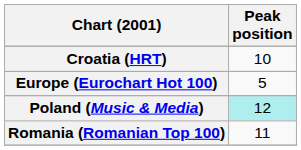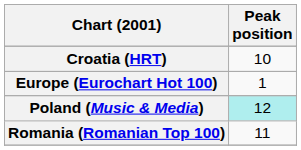(262, 83) 5 -> (262, 83) 1
